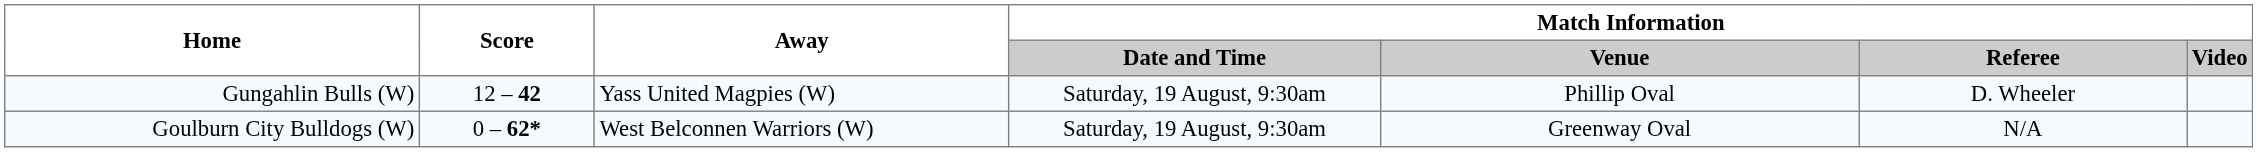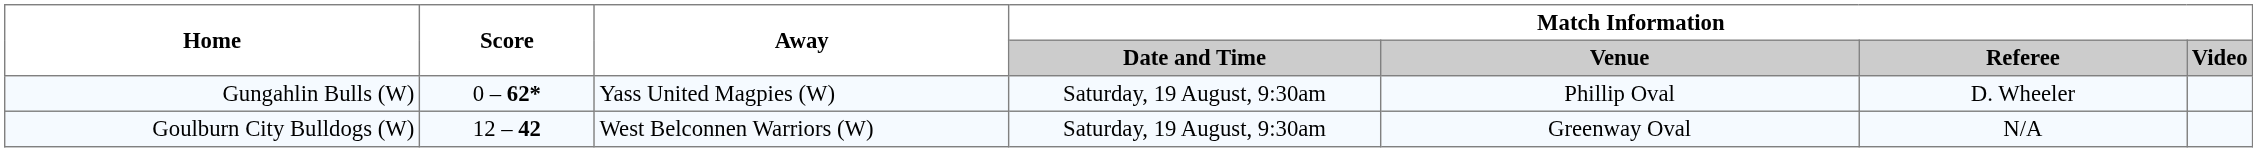(507, 93) 12 – 42 -> (507, 93) 0 – 62*
(507, 128) 0 – 62* -> (507, 128) 12 – 42
